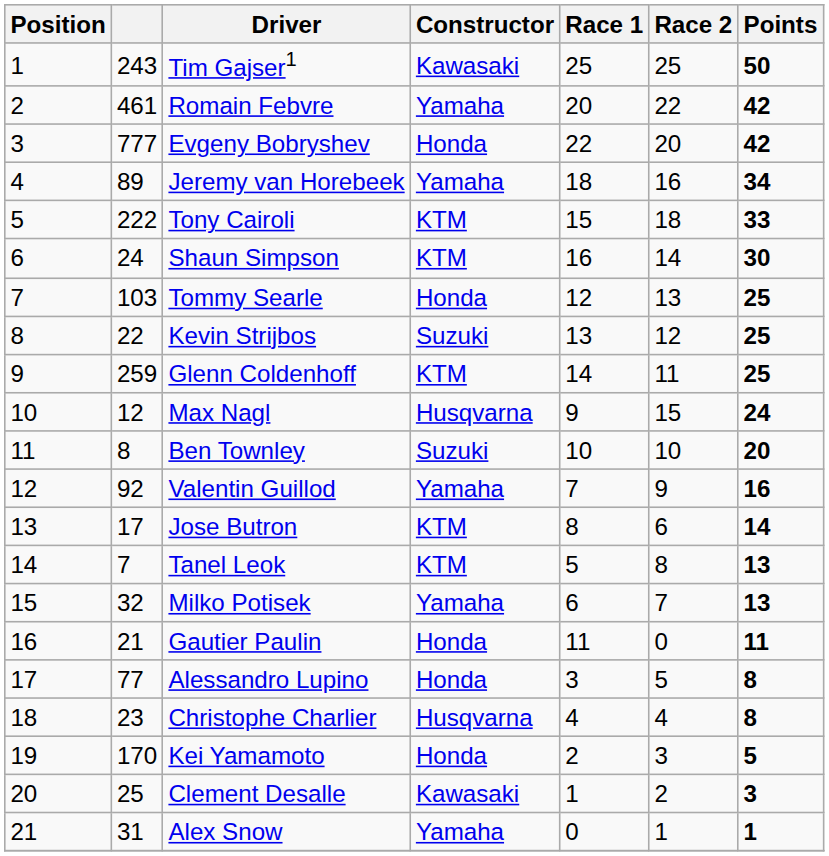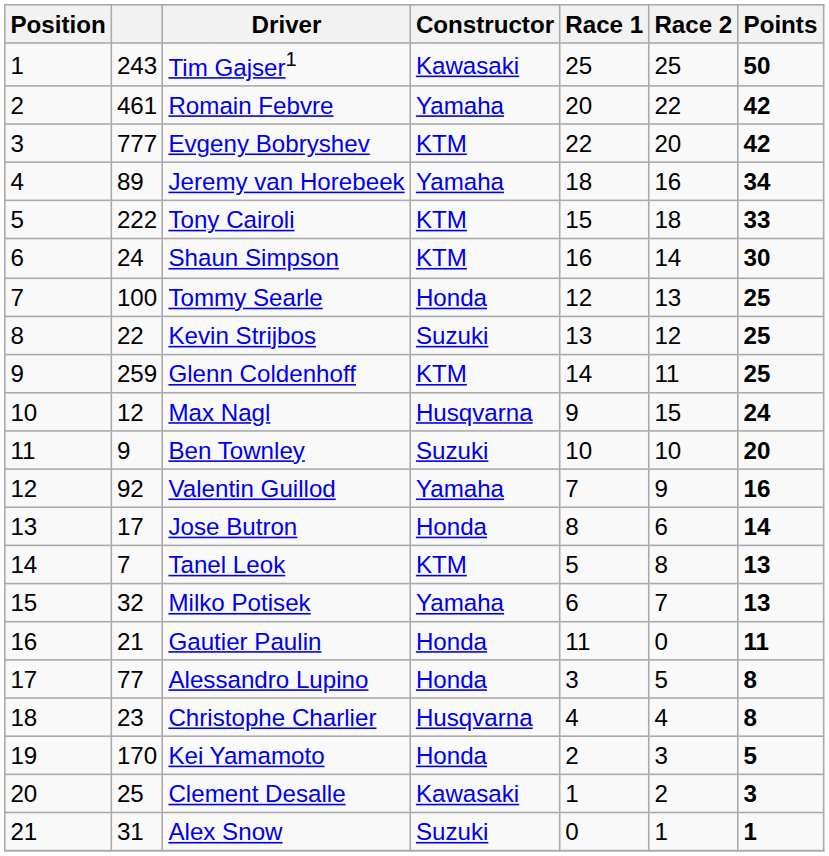(451, 144) Honda -> (441, 144) KTM
(137, 297) 103 -> (137, 297) 100
(124, 450) 8 -> (124, 450) 9
(441, 526) KTM -> (451, 526) Honda
(460, 832) Yamaha -> (452, 832) Suzuki
